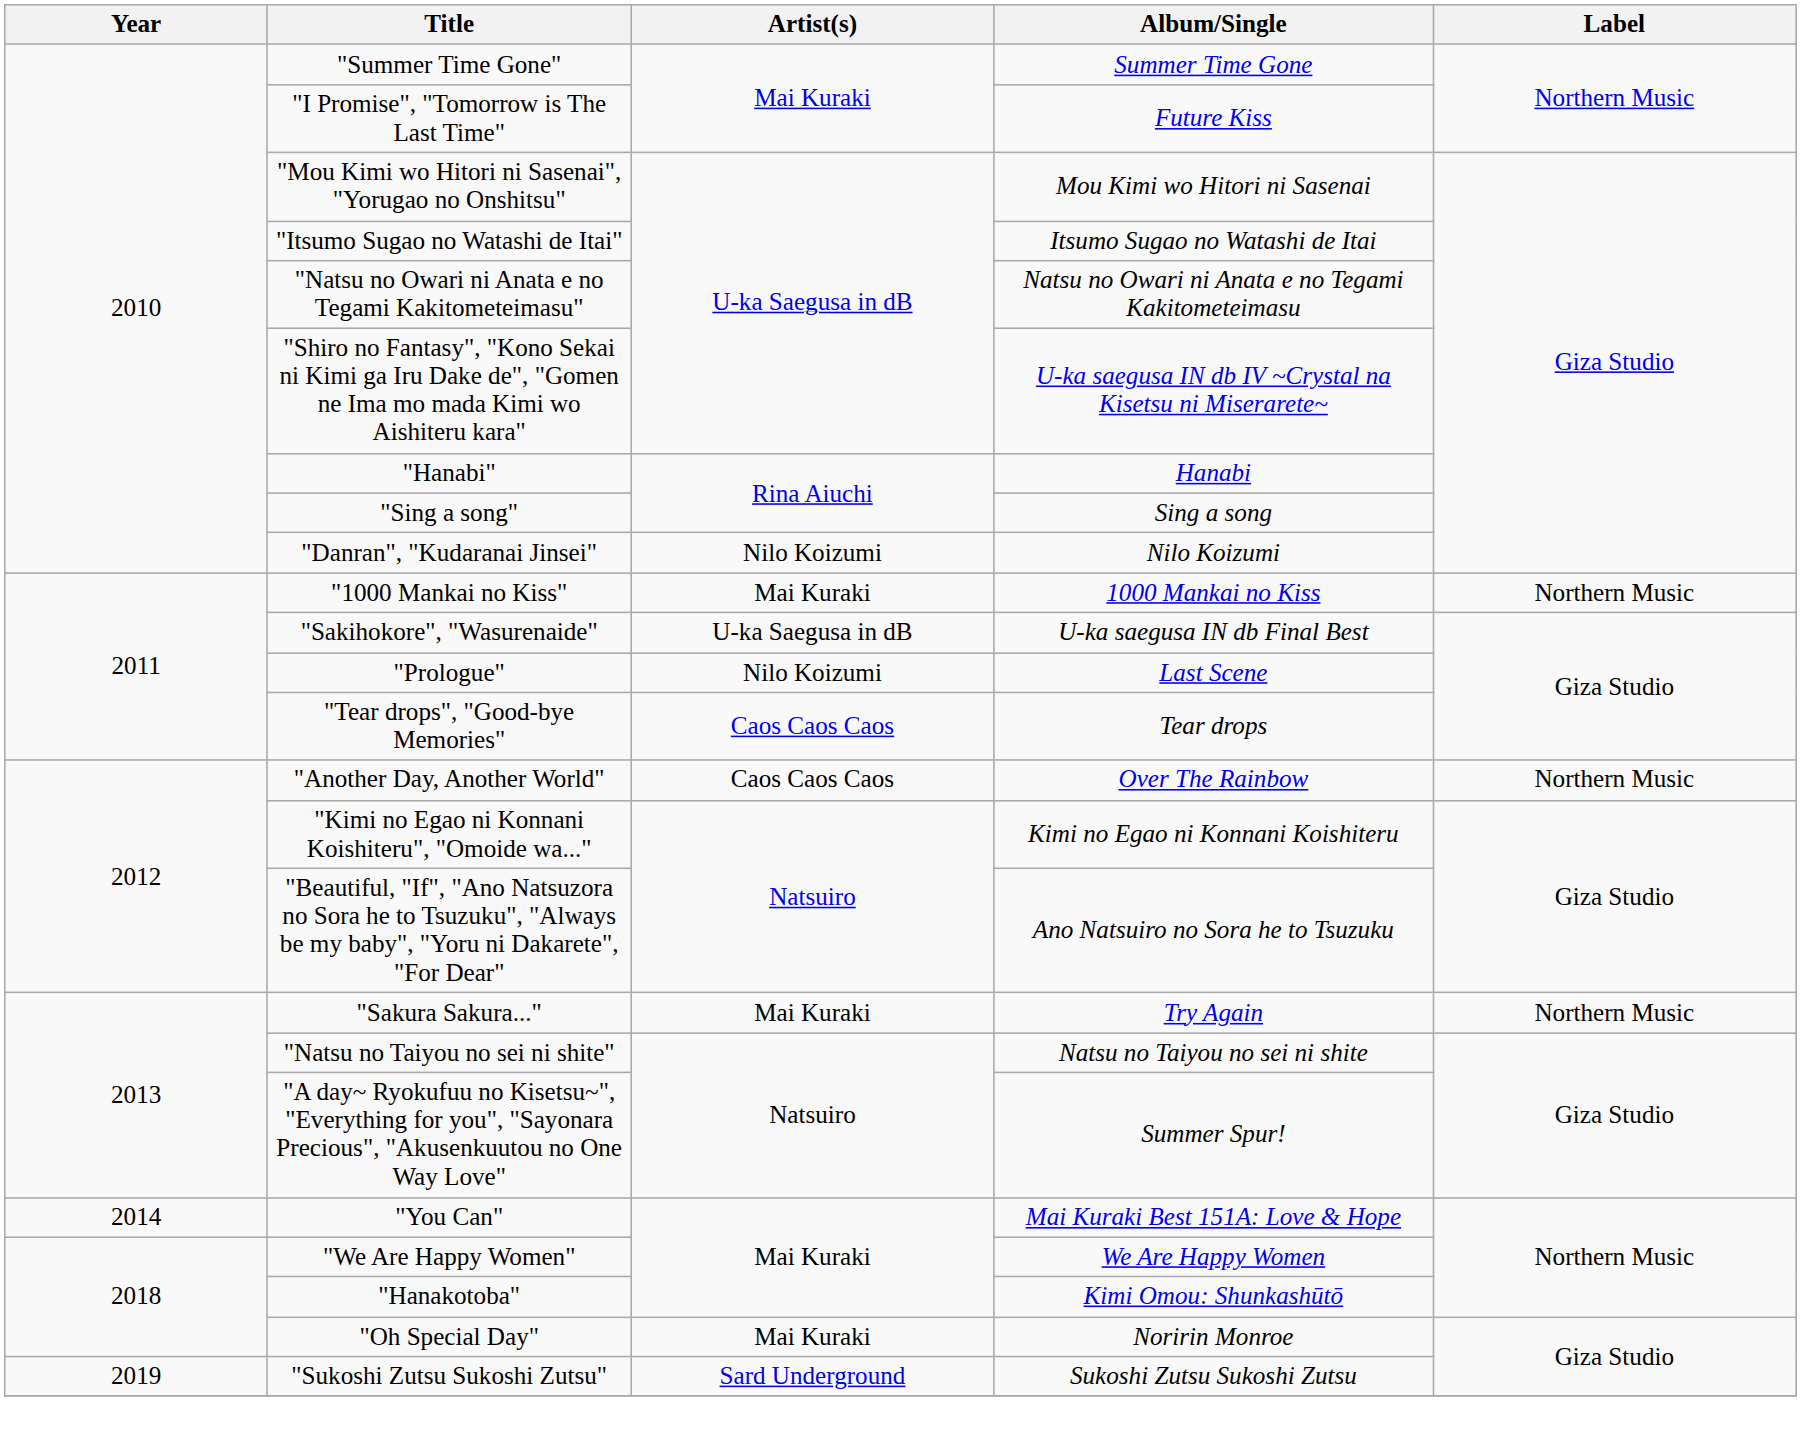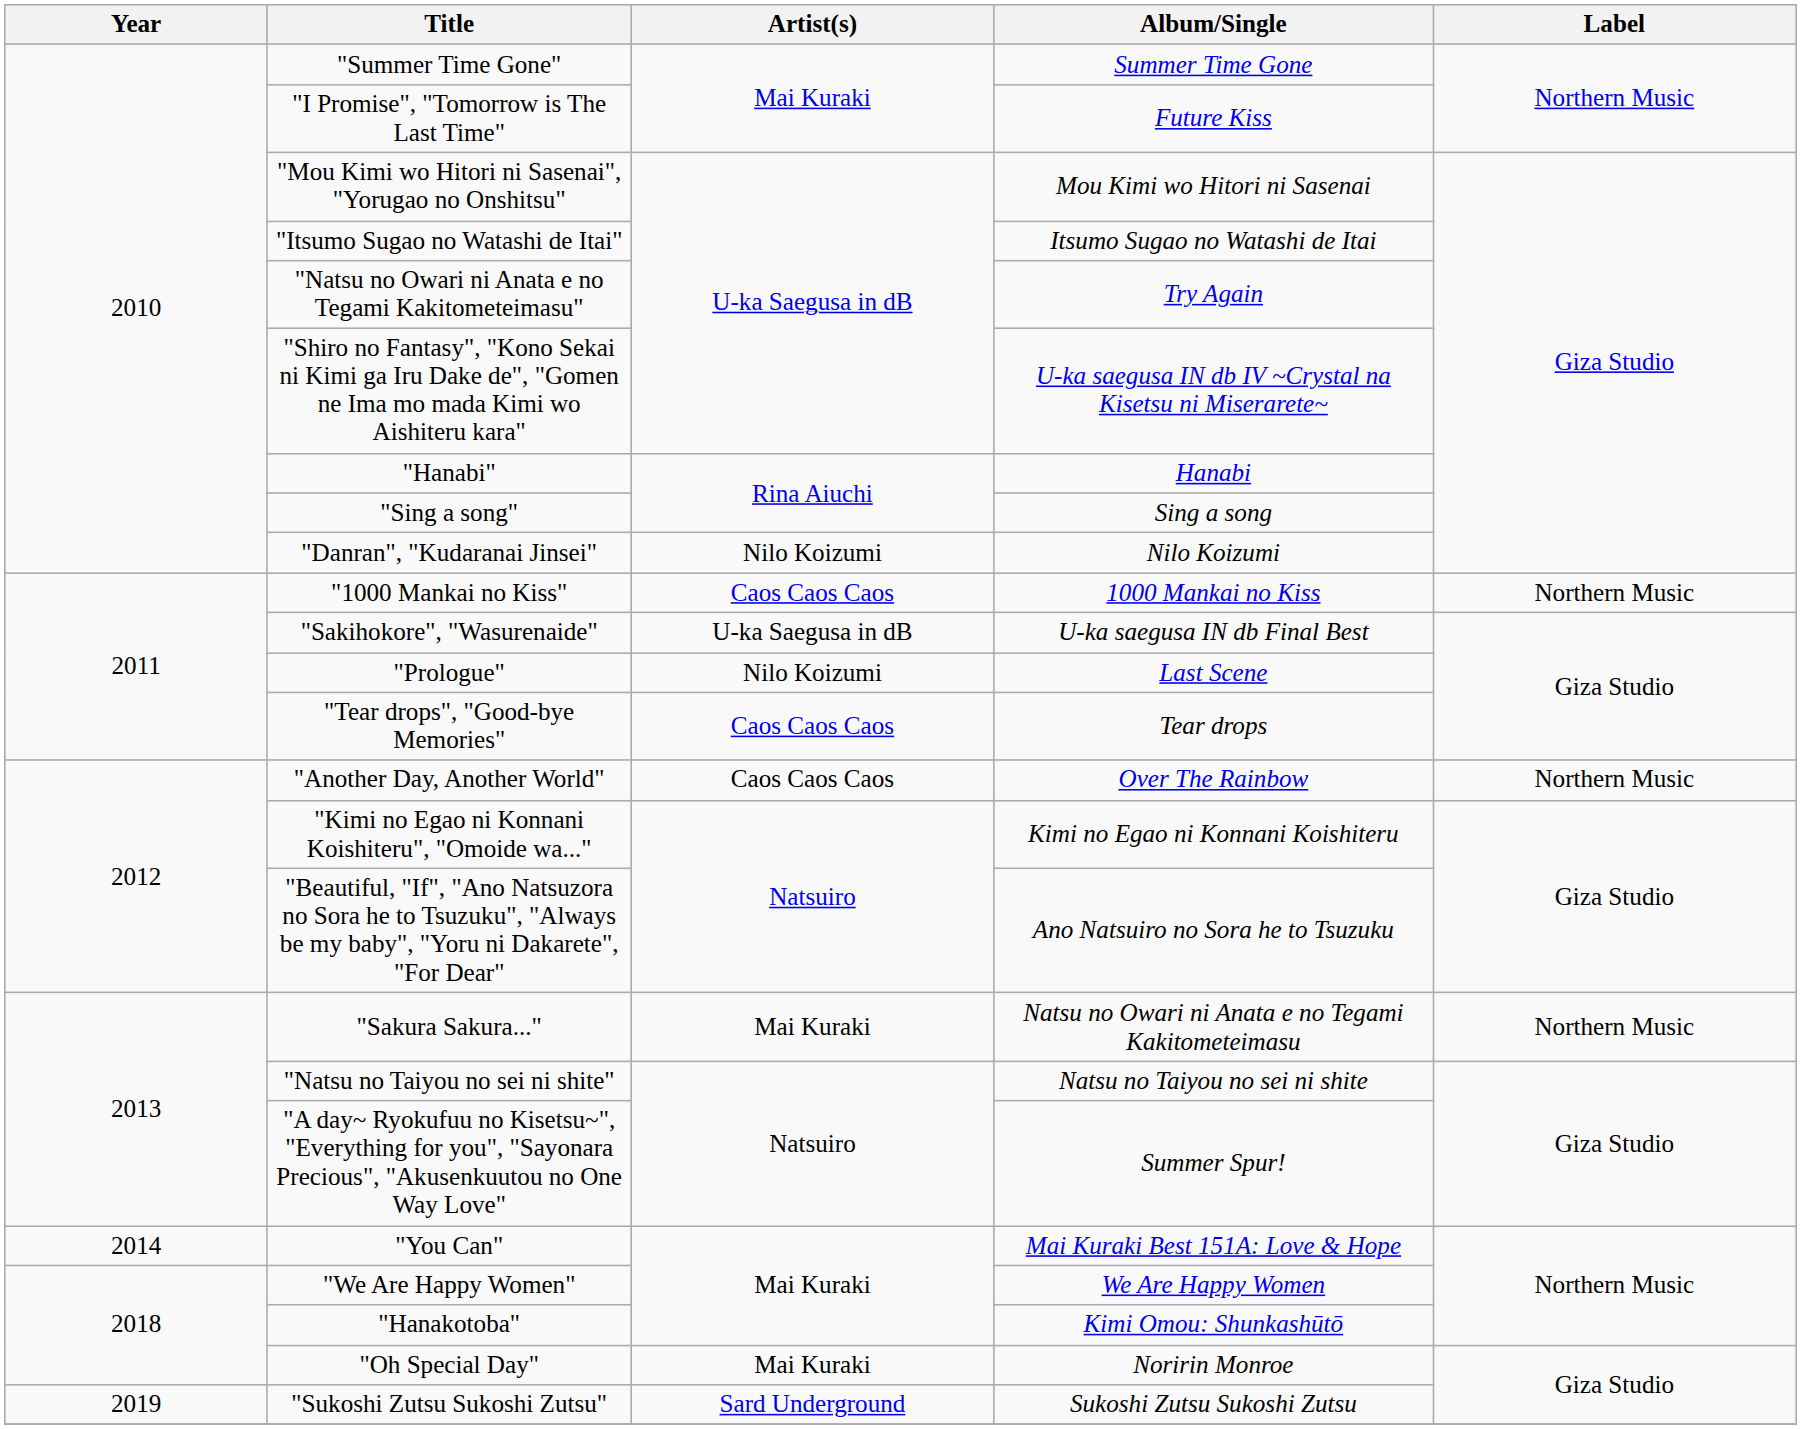(1213, 294) Natsu no Owari ni Anata e no Tegami Kakitometeimasu -> (1213, 294) Try Again
(812, 592) Mai Kuraki -> (812, 592) Caos Caos Caos
(1213, 1012) Try Again -> (1213, 1026) Natsu no Owari ni Anata e no Tegami Kakitometeimasu
